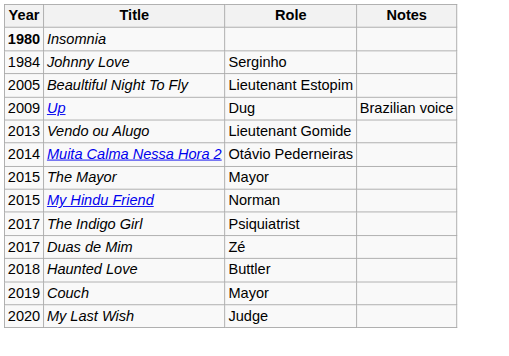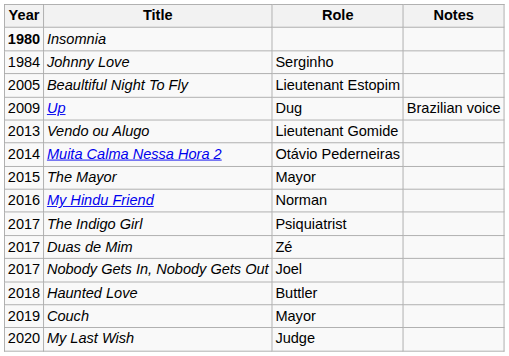(24, 200) 2015 -> (24, 200) 2016
+ row: (158, 270)
